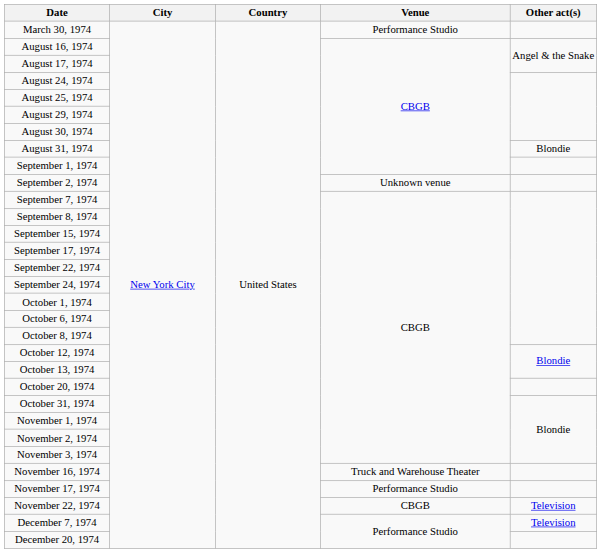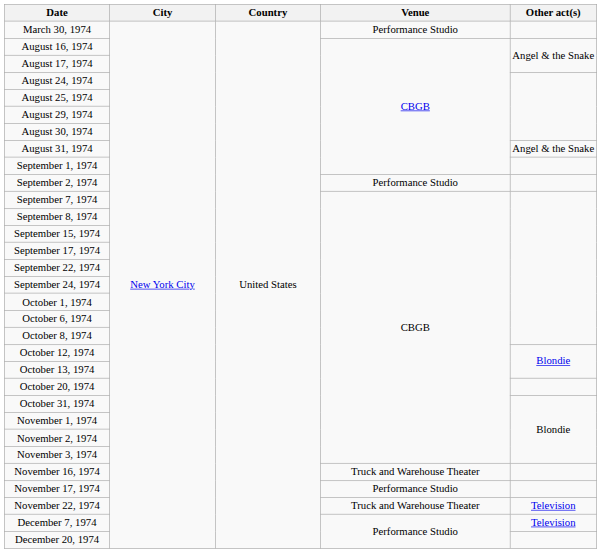(553, 149) Blondie -> (553, 149) Angel & the Snake
(415, 183) Unknown venue -> (415, 183) Performance Studio
(415, 506) CBGB -> (415, 506) Truck and Warehouse Theater
